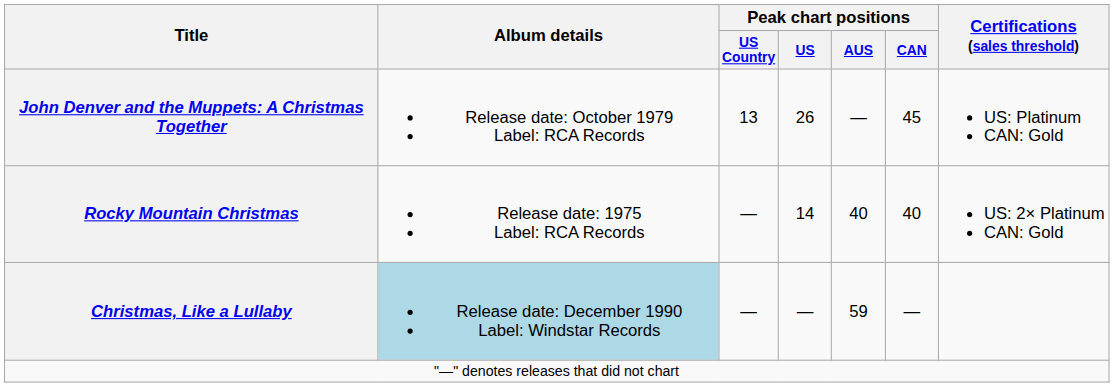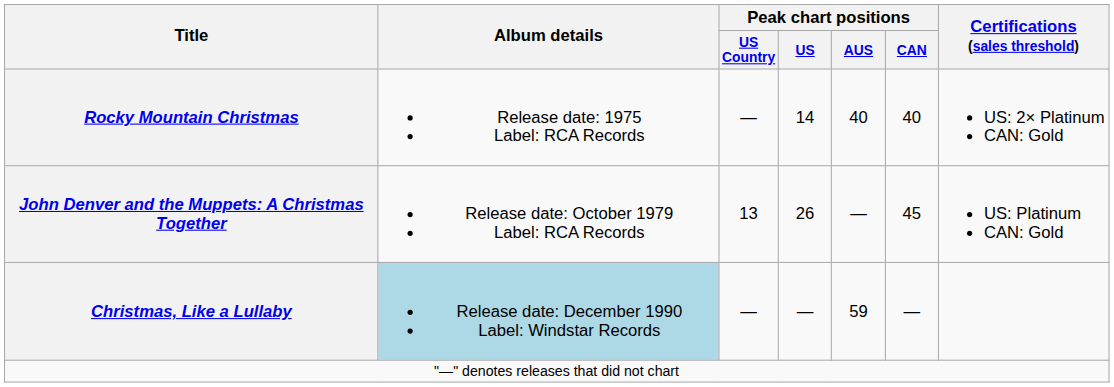rows swapped: (191, 214) <-> (191, 117)
